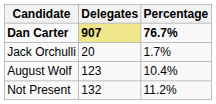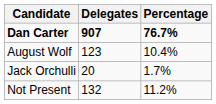(91, 33) khaki background -> (91, 33) no background
rows swapped: (39, 71) <-> (41, 52)
